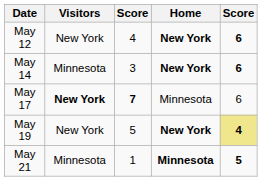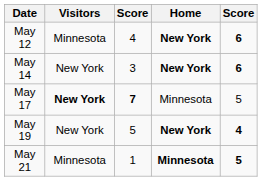(80, 37) New York -> (80, 37) Minnesota
(80, 68) Minnesota -> (80, 68) New York
(239, 99) 6 -> (239, 99) 5
(239, 130) khaki background -> (239, 130) no background
